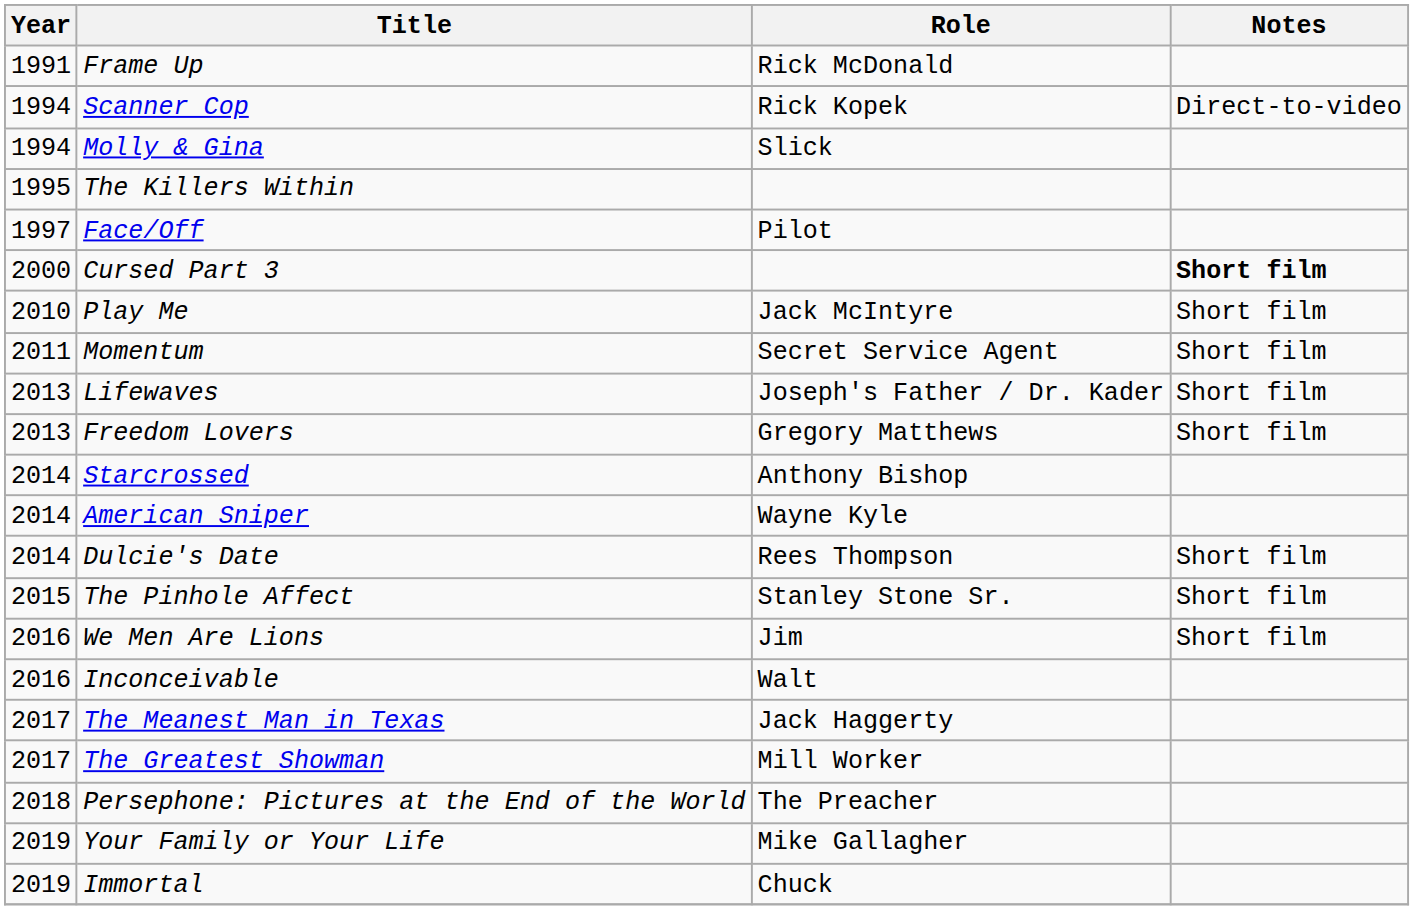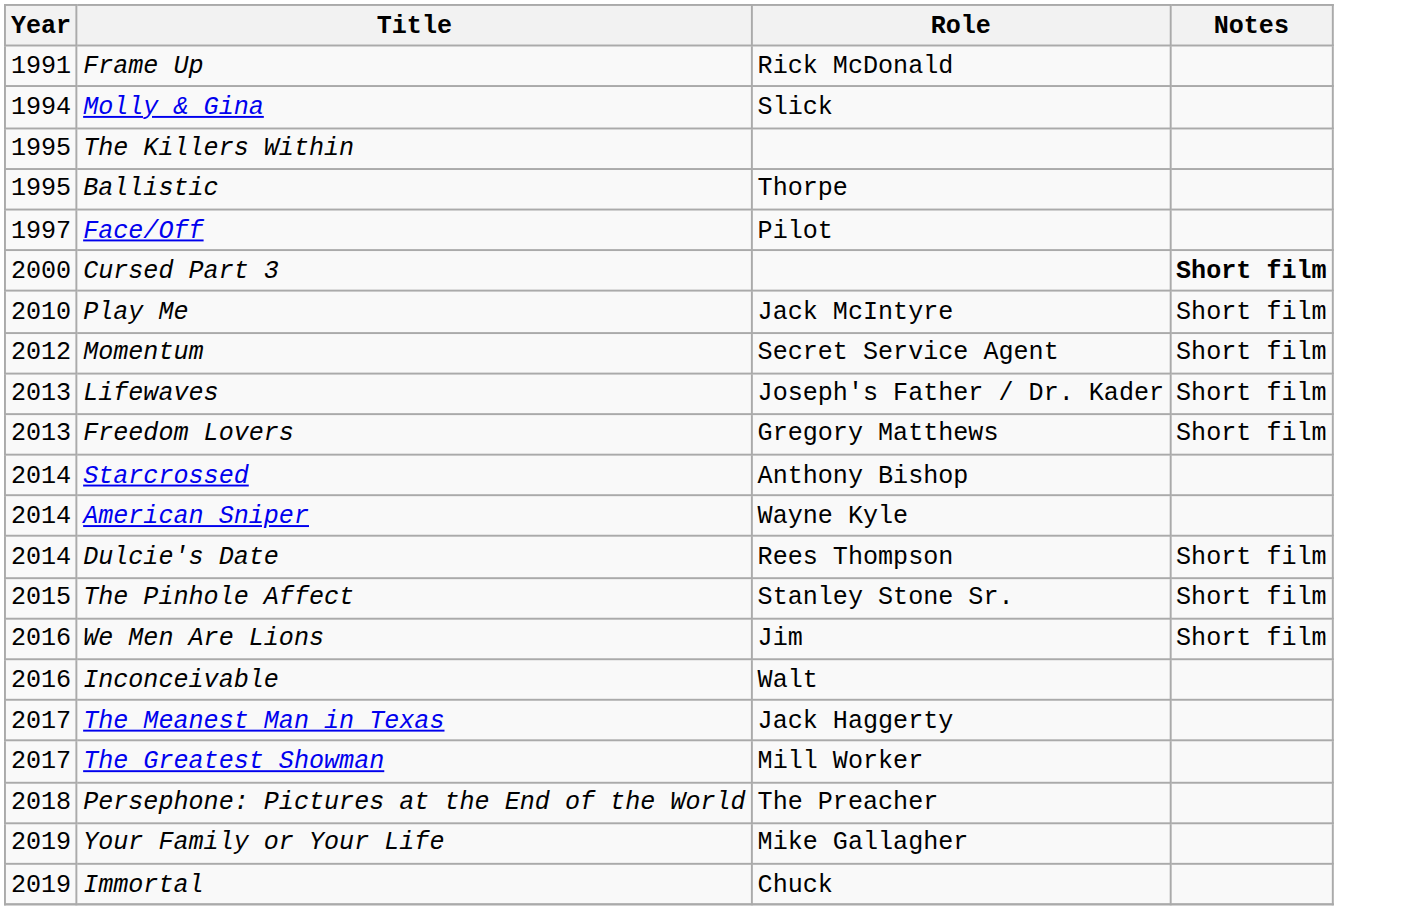- row: (166, 107)
+ row: (151, 189)
(41, 353) 2011 -> (41, 353) 2012
